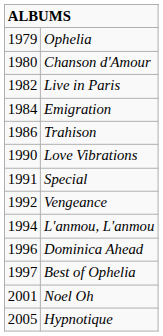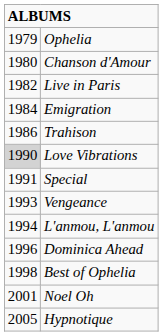(23, 156) no background -> (23, 156) lightgrey background
(23, 202) 1992 -> (23, 202) 1993
(23, 272) 1997 -> (23, 272) 1998
